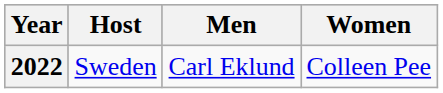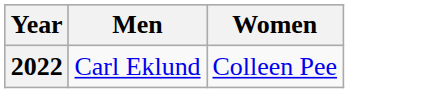- column: (116, 25)
